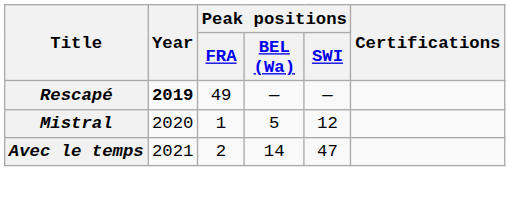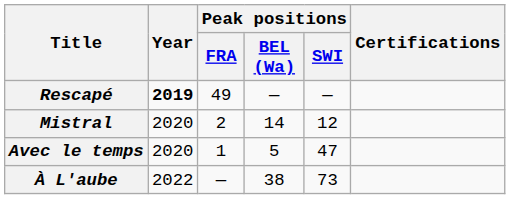(221, 123) 1 -> (221, 123) 2
(274, 123) 5 -> (274, 123) 14
(173, 151) 2021 -> (173, 151) 2020
(221, 151) 2 -> (221, 151) 1
(274, 151) 14 -> (274, 151) 5
+ row: (76, 180)
